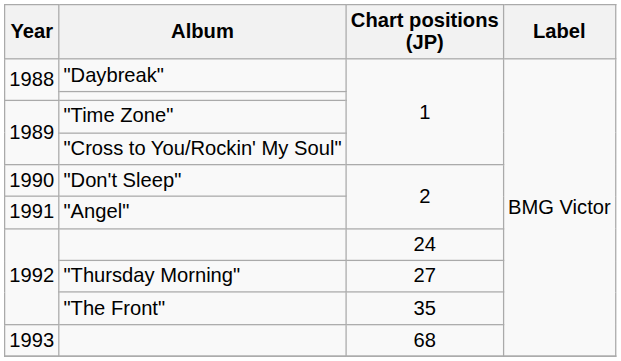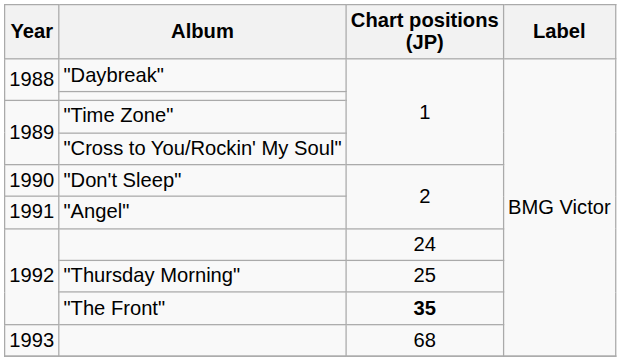(425, 276) 27 -> (425, 276) 25
(425, 308) normal -> (425, 308) bold
